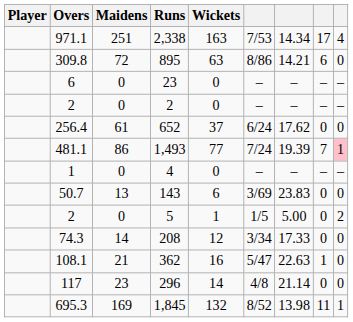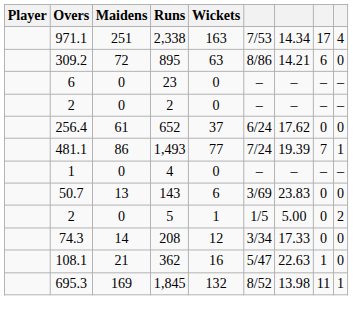(71, 60) 309.8 -> (71, 60) 309.2
(341, 149) pink background -> (341, 149) no background
- row: (170, 283)
